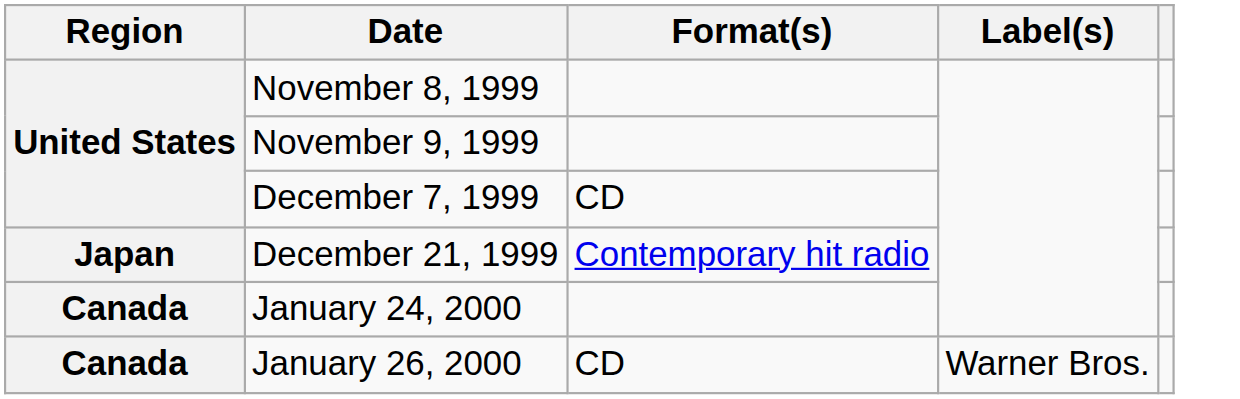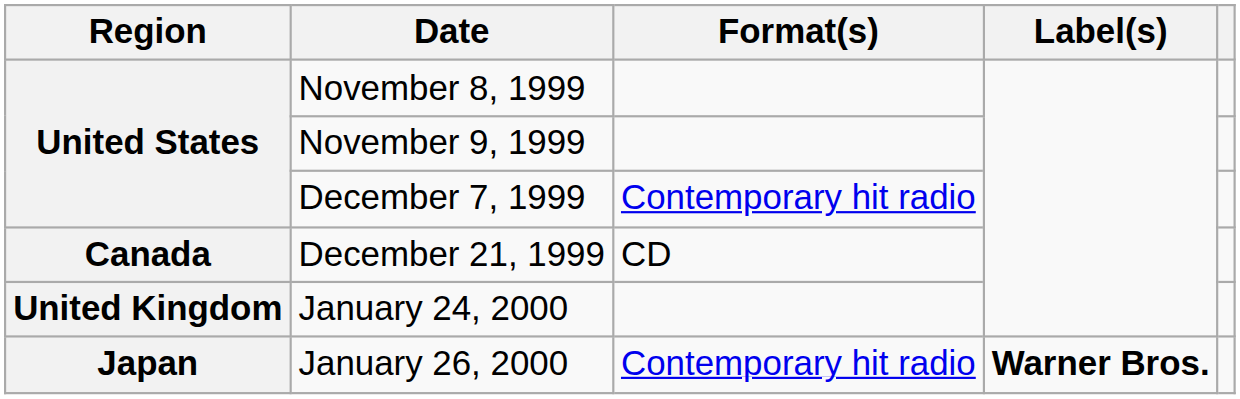(600, 198) CD -> (798, 198) Contemporary hit radio
(125, 253) Japan -> (148, 253) Canada
(752, 253) Contemporary hit radio -> (646, 253) CD
(125, 308) Canada -> (148, 308) United Kingdom
(125, 364) Canada -> (148, 364) Japan
(600, 364) CD -> (798, 364) Contemporary hit radio
(1048, 364) normal -> (1101, 364) bold
